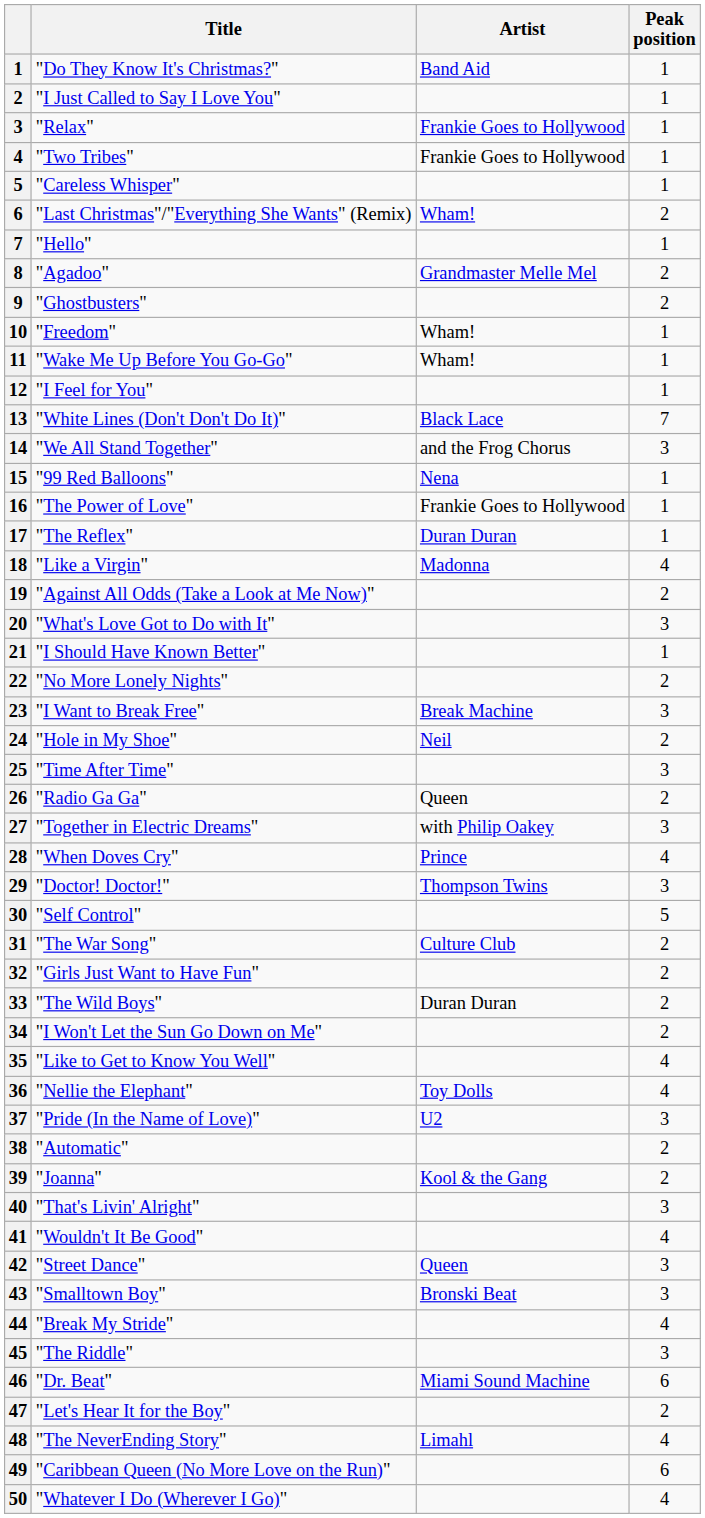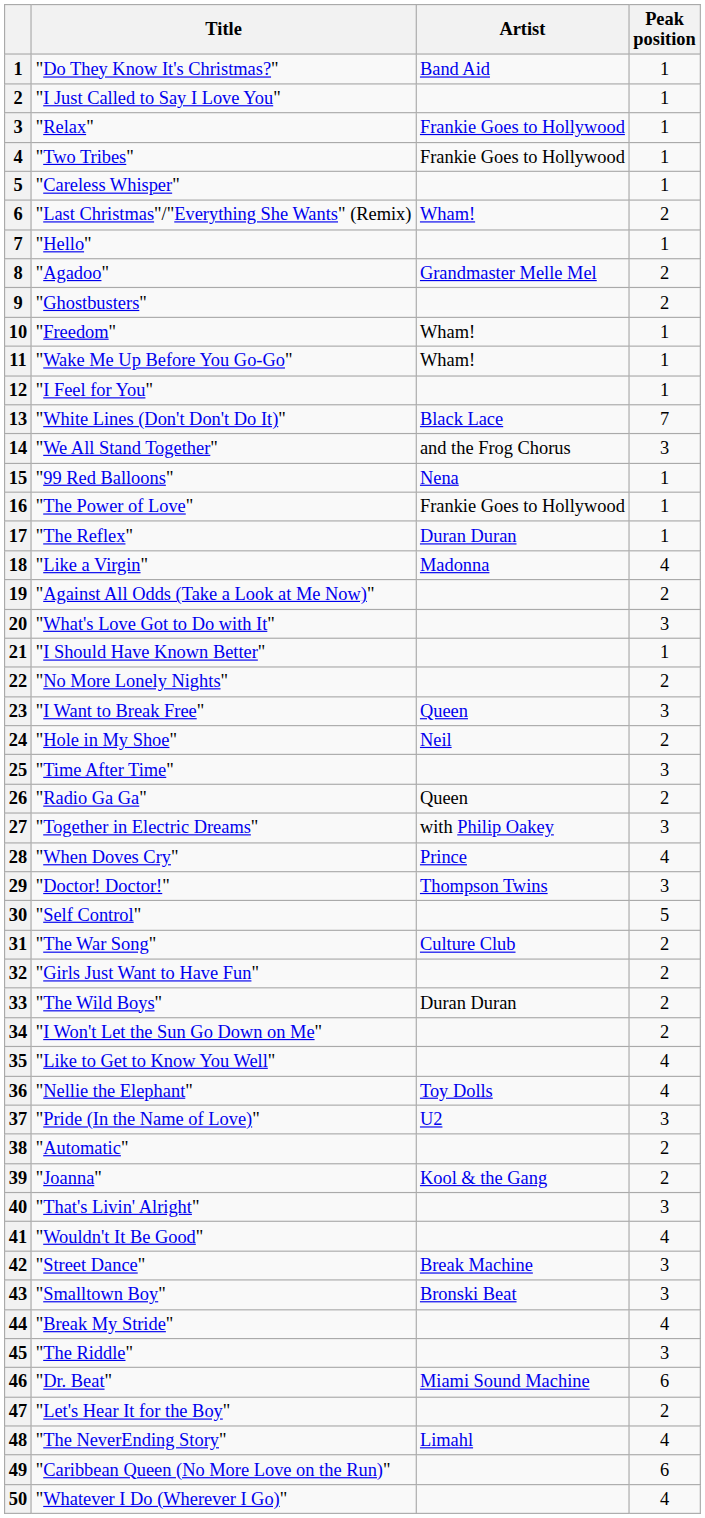(476, 710) Break Machine -> (444, 710) Queen
(444, 1265) Queen -> (476, 1265) Break Machine
